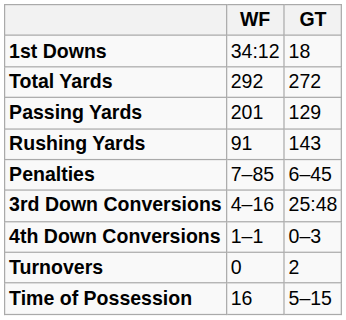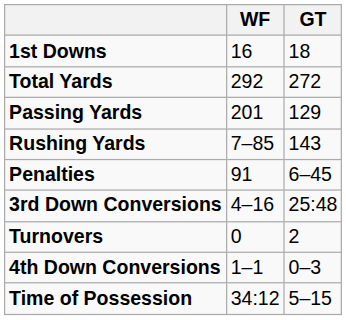(255, 50) 34:12 -> (242, 50) 16
(242, 143) 91 -> (252, 143) 7–85
(252, 174) 7–85 -> (242, 174) 91
rows swapped: (115, 236) <-> (56, 267)
(242, 298) 16 -> (255, 298) 34:12
